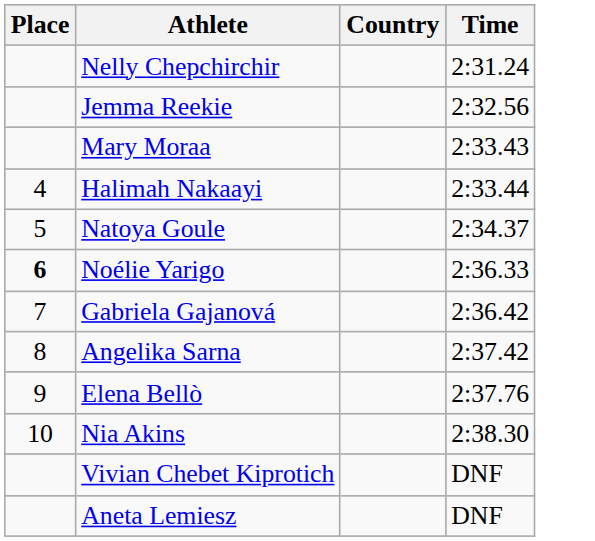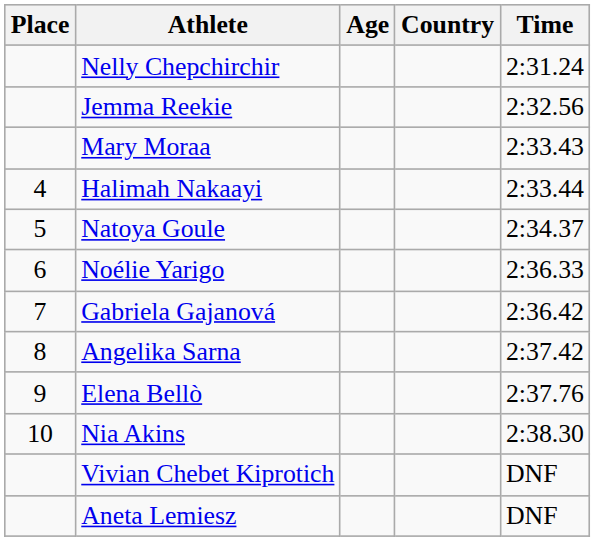+ column: (368, 24)
(40, 270) bold -> (40, 270) normal
